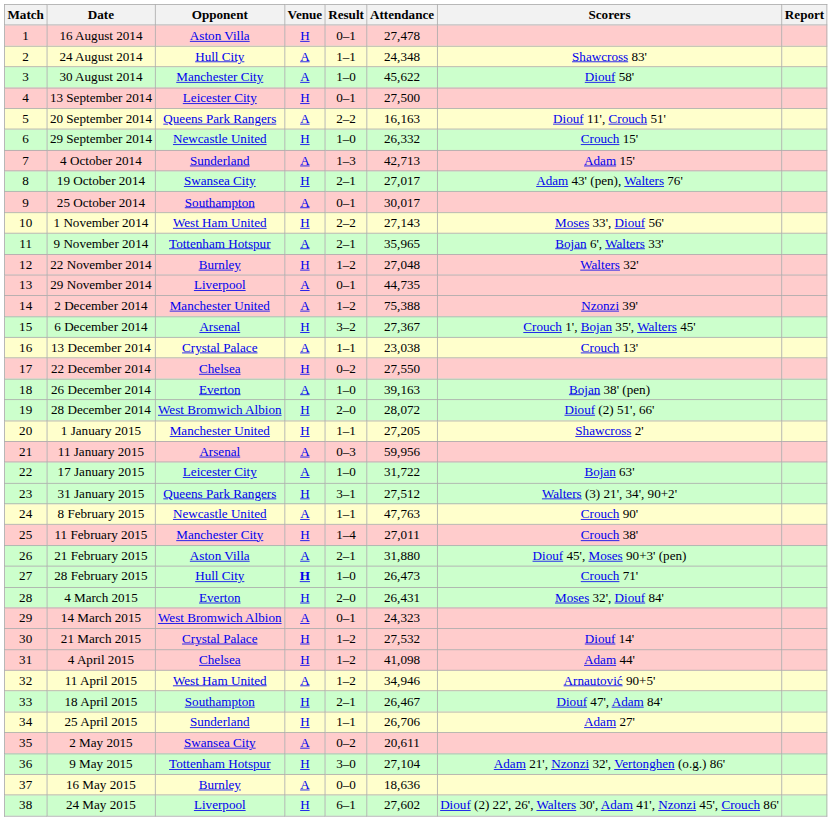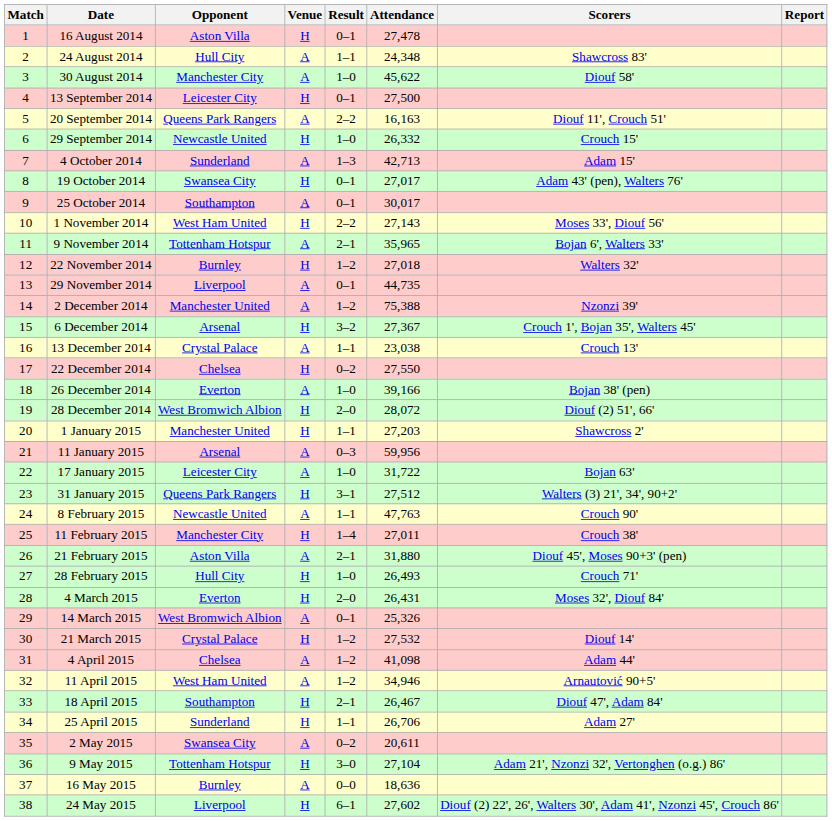(346, 181) 2–1 -> (346, 181) 0–1
(402, 264) 27,048 -> (402, 264) 27,018
(402, 389) 39,163 -> (402, 389) 39,166
(402, 431) 27,205 -> (402, 431) 27,203
(305, 576) bold -> (305, 576) normal
(402, 576) 26,473 -> (402, 576) 26,493
(402, 618) 24,323 -> (402, 618) 25,326
(305, 659) H -> (305, 659) A
